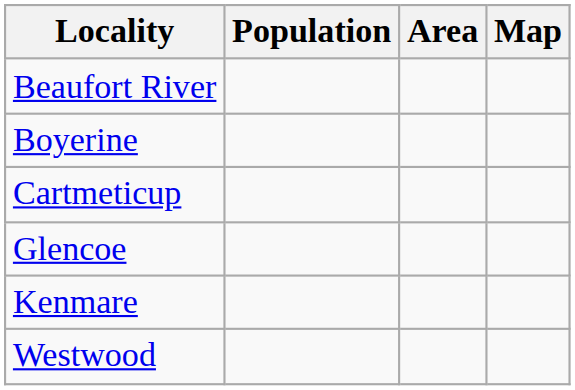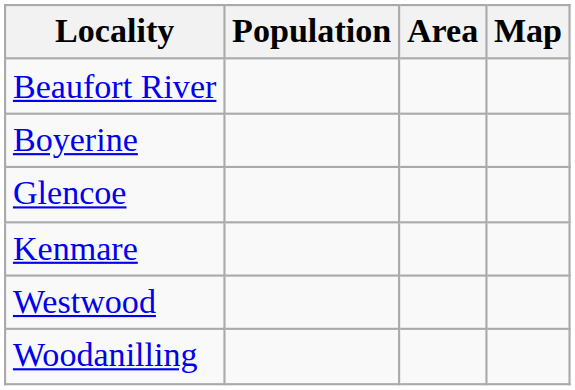- row: (97, 193)
+ row: (105, 355)
